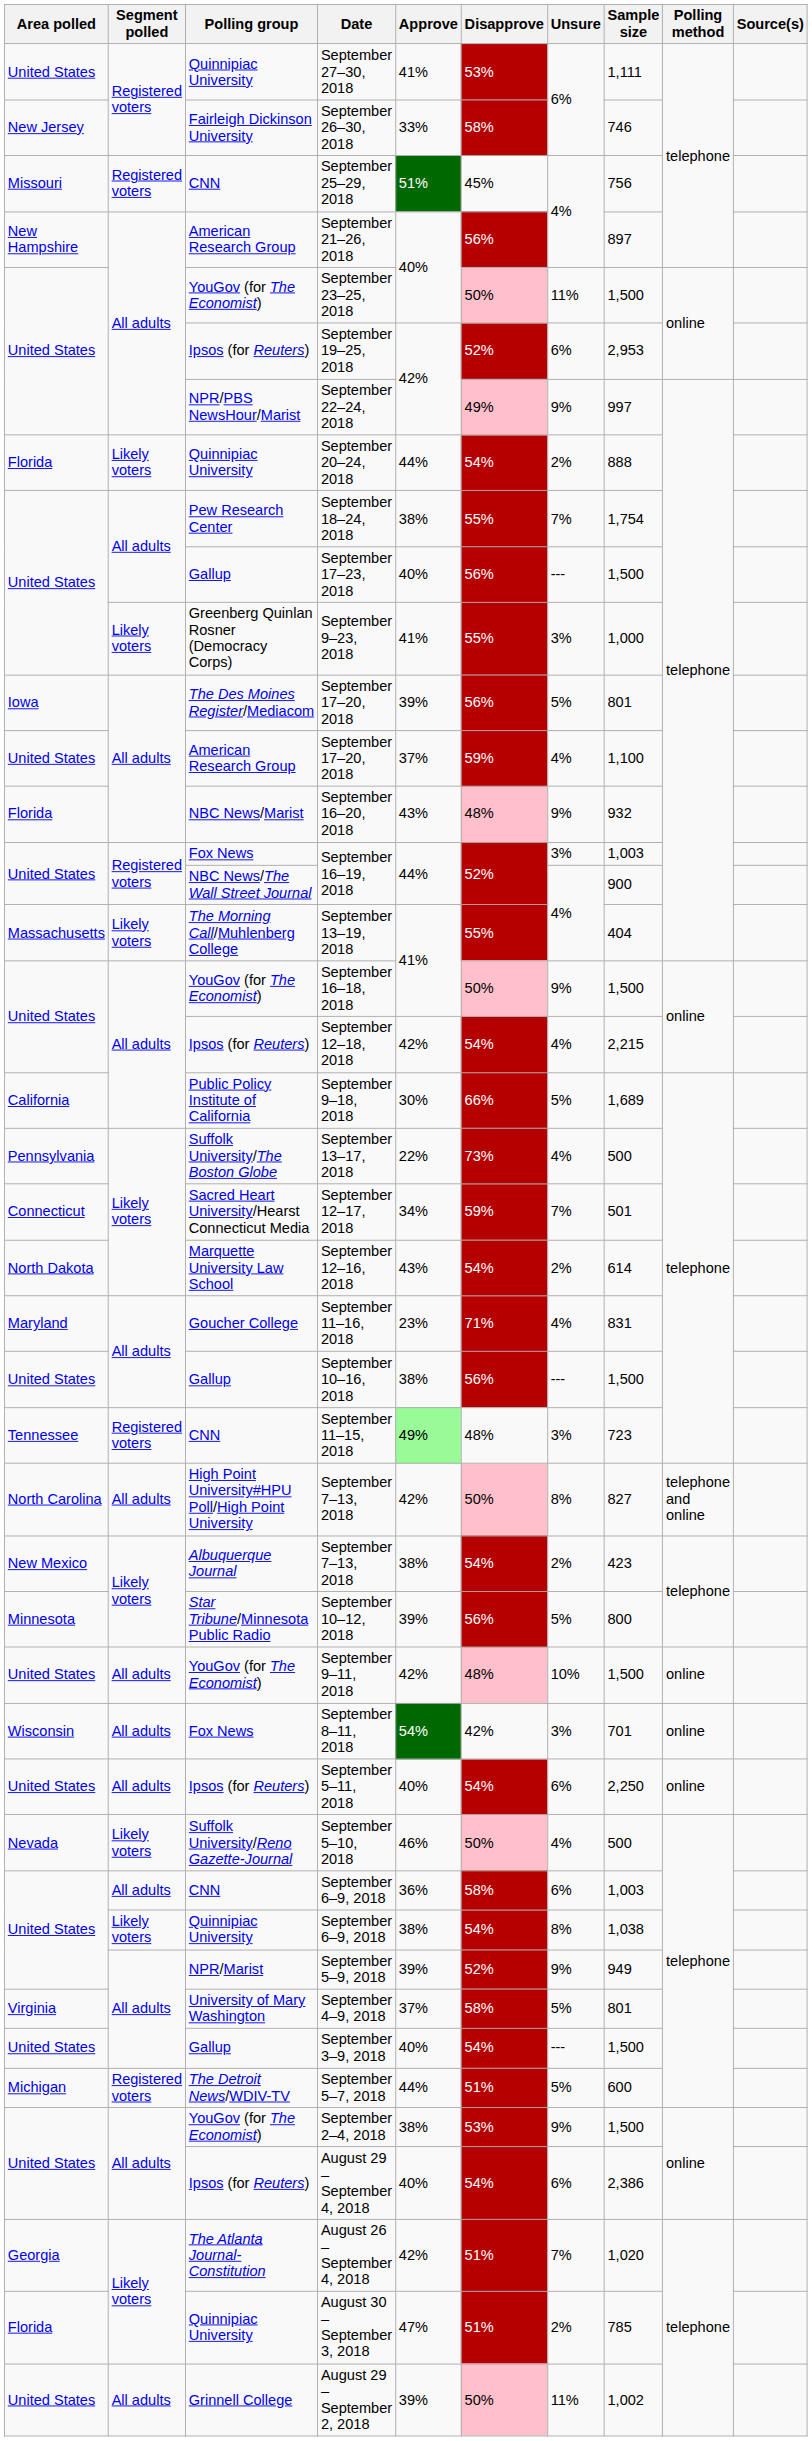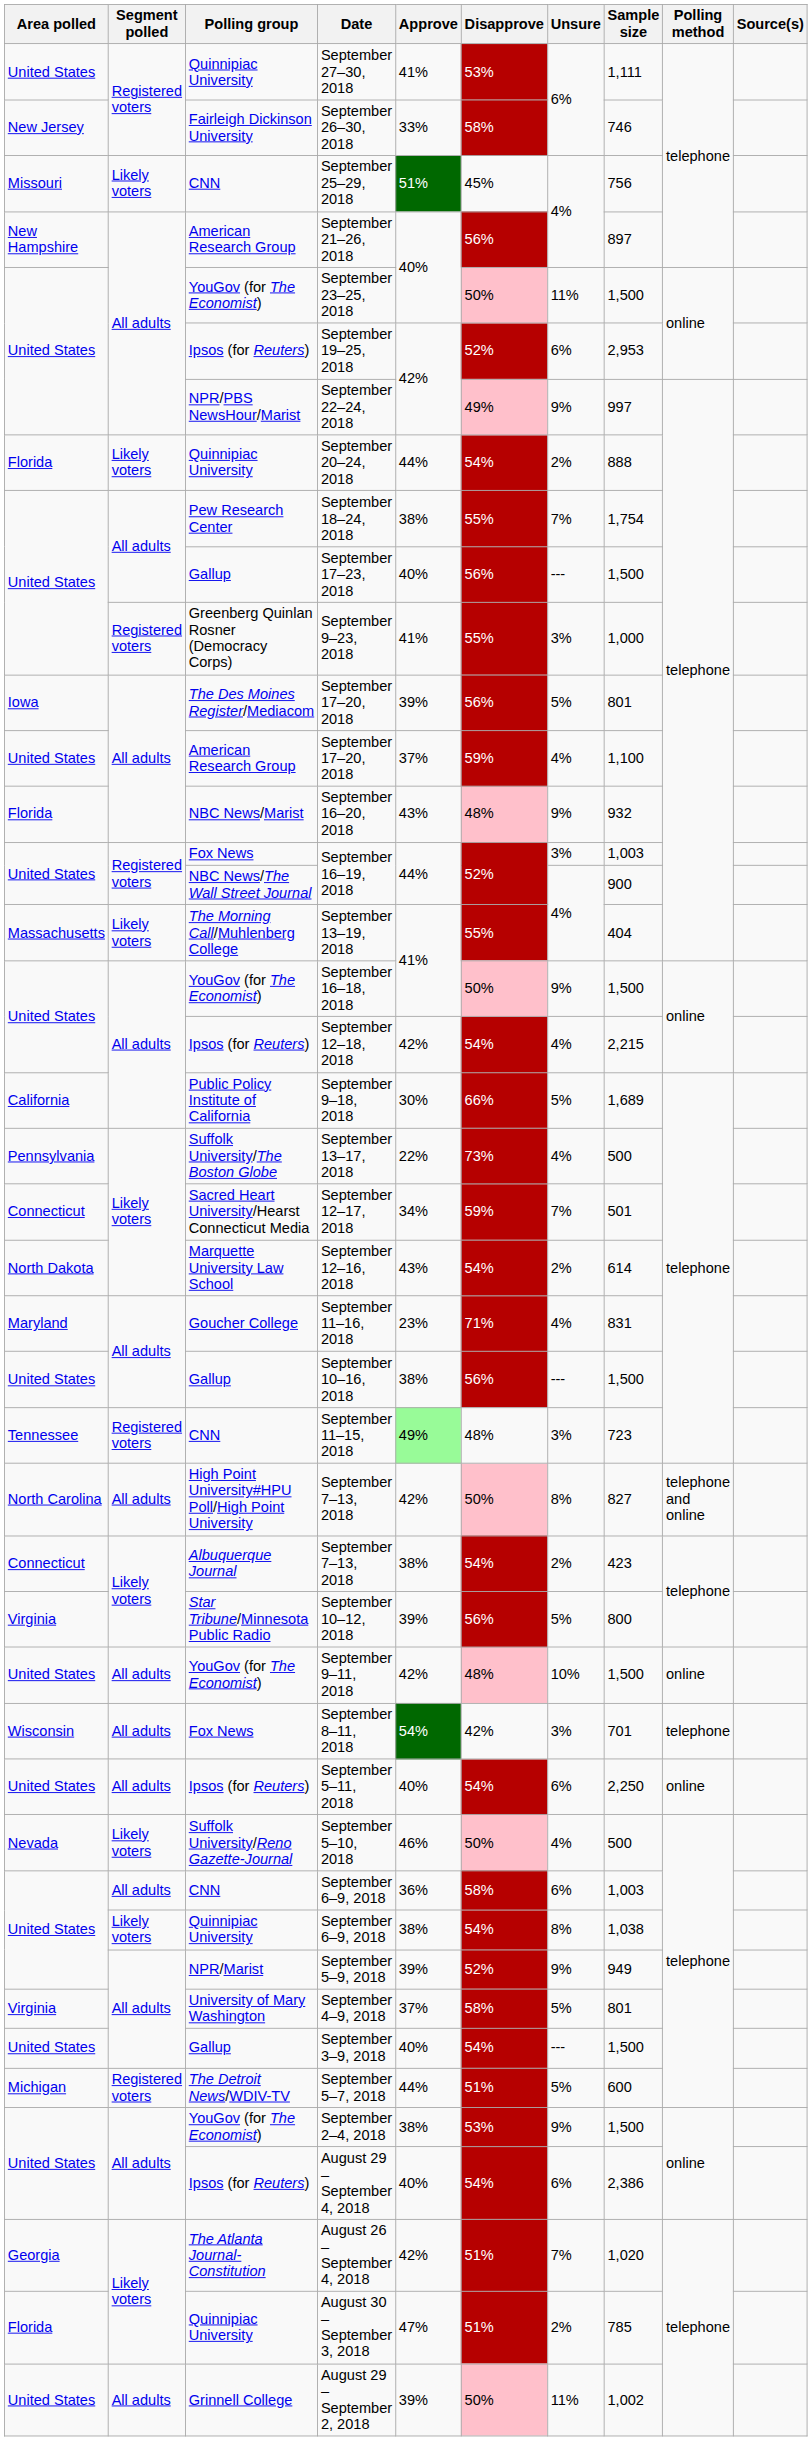(147, 183) Registered voters -> (131, 183) Likely voters
(131, 638) Likely voters -> (147, 638) Registered voters
(47, 1563) New Mexico -> (46, 1563) Connecticut
(41, 1619) Minnesota -> (32, 1619) Virginia
(685, 1731) online -> (698, 1731) telephone
